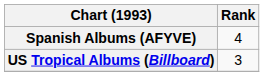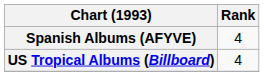(238, 60) 3 -> (238, 60) 4
